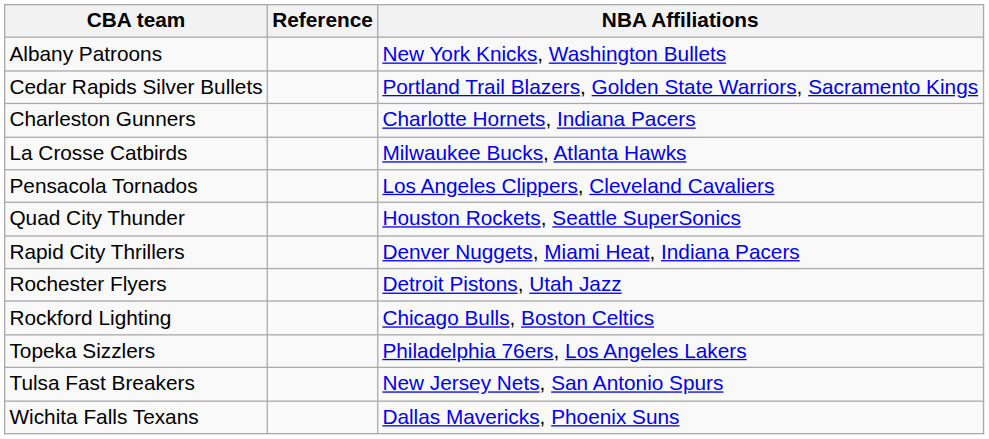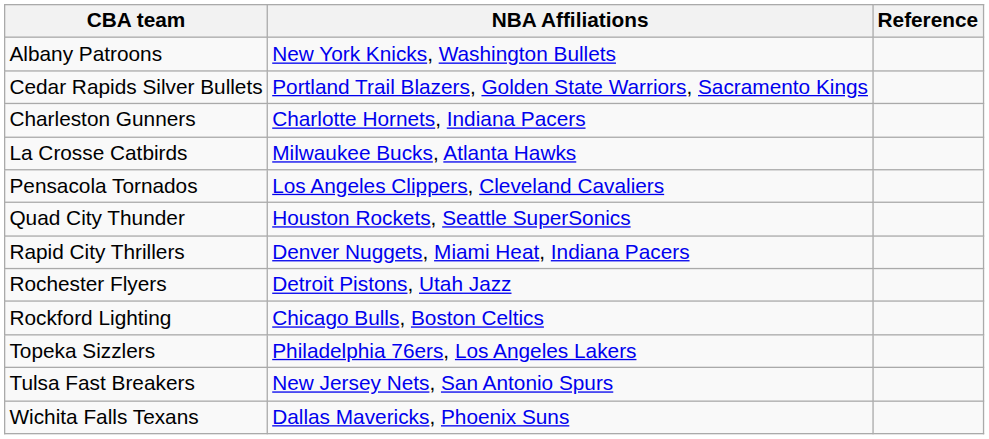columns swapped: (680, 20) <-> (322, 20)
